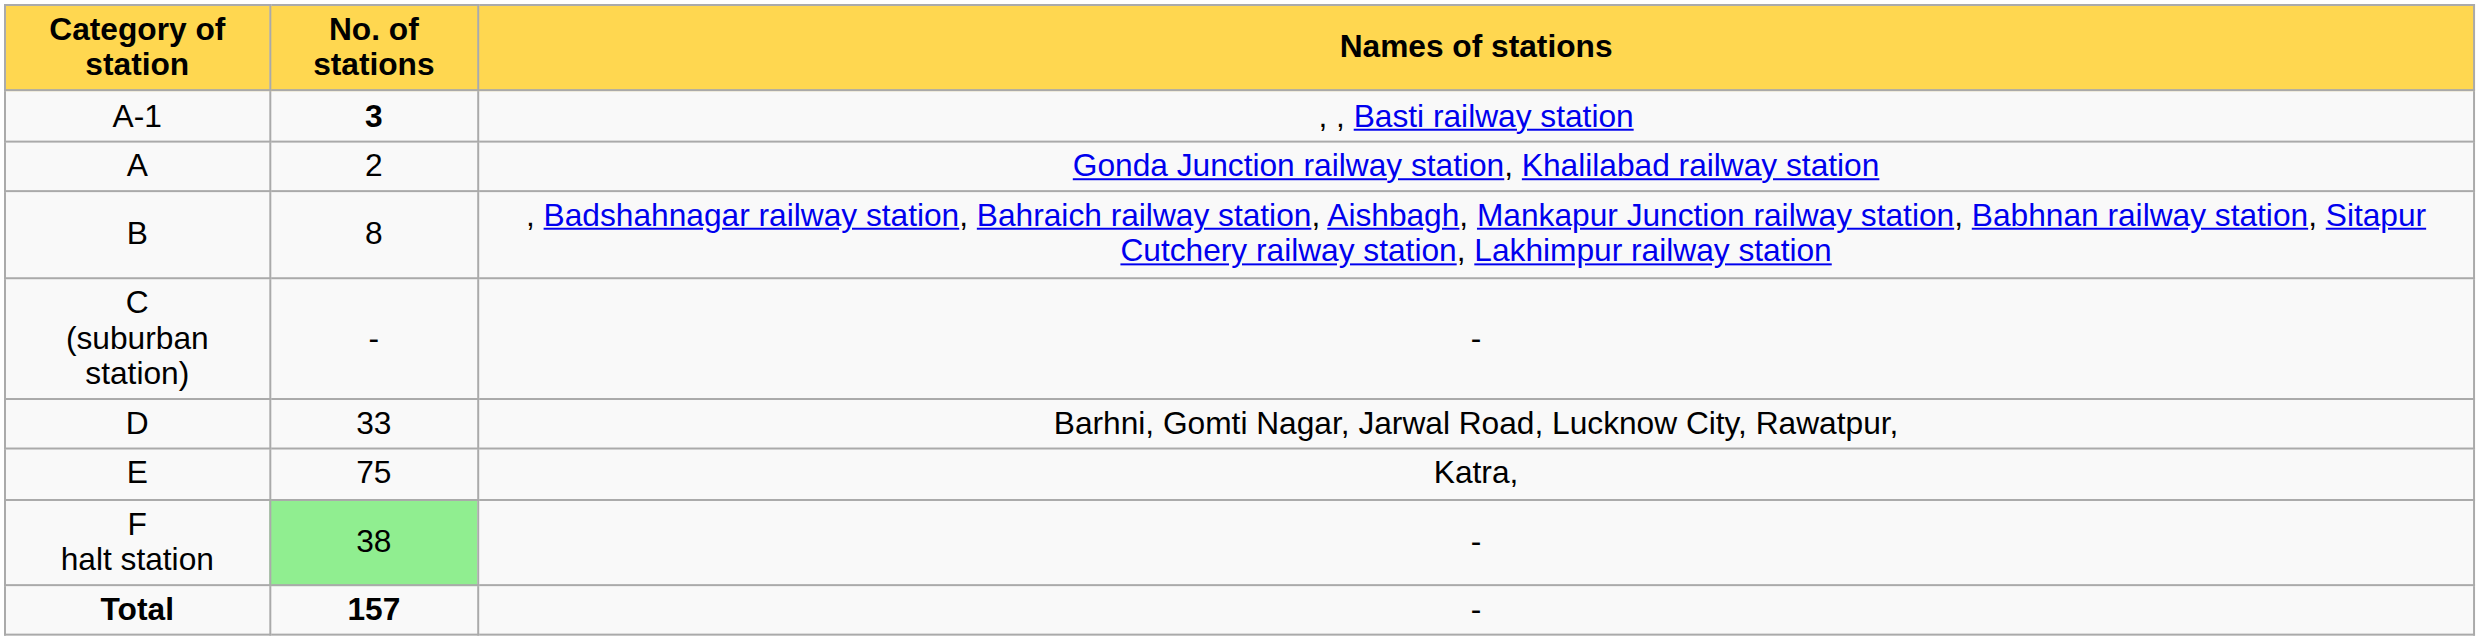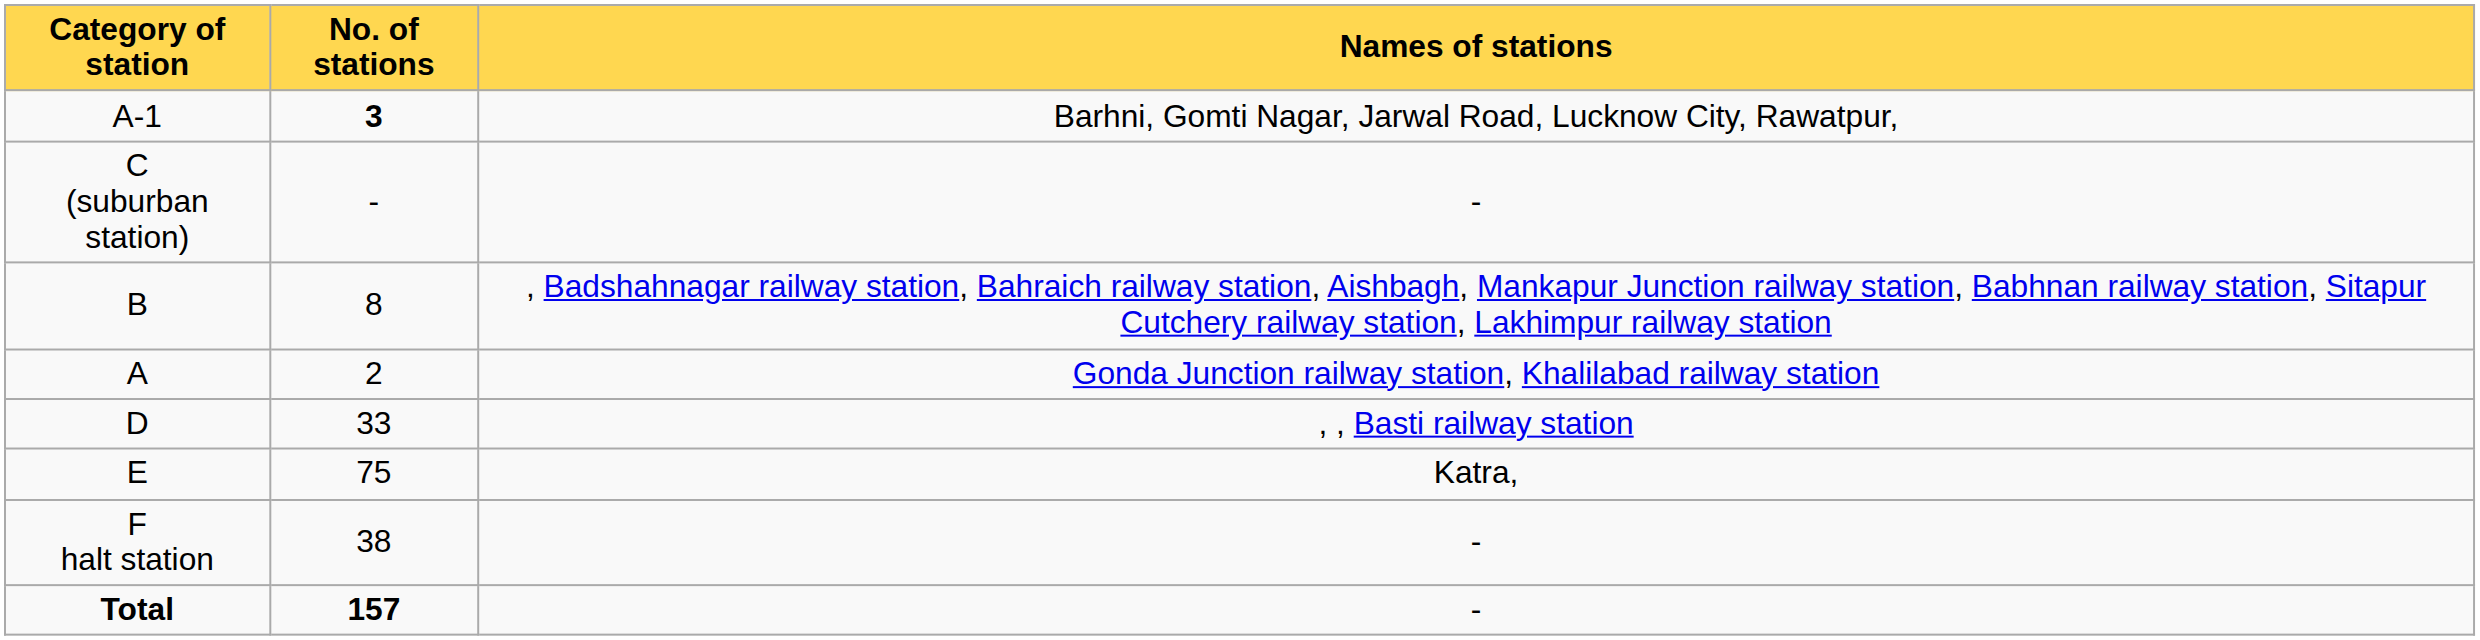(1476, 115) , , Basti railway station -> (1476, 115) Barhni, Gomti Nagar, Jarwal Road, Lucknow City, Rawatpur,
rows swapped: (137, 165) <-> (137, 337)
(1476, 423) Barhni, Gomti Nagar, Jarwal Road, Lucknow City, Rawatpur, -> (1476, 423) , , Basti railway station
(374, 541) lightgreen background -> (374, 541) no background
